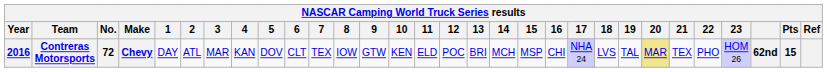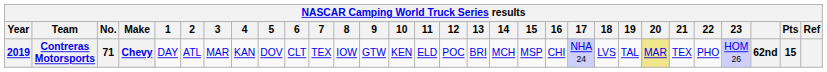(18, 53) 2016 -> (18, 53) 2019
(108, 53) 72 -> (108, 53) 71
